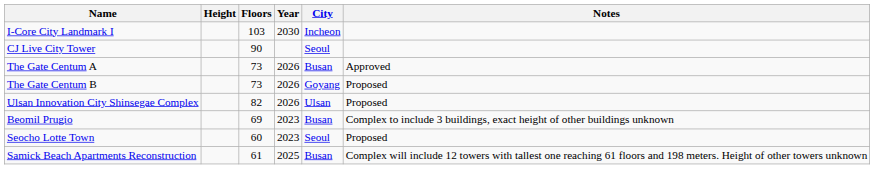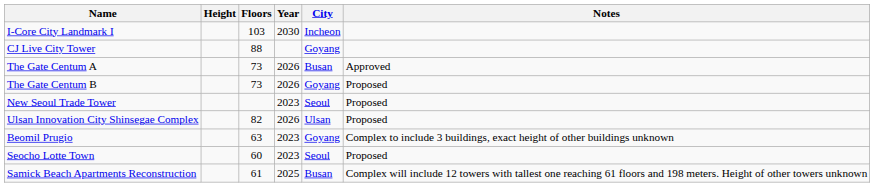(256, 48) 90 -> (256, 48) 88
(317, 48) Seoul -> (322, 48) Goyang
+ row: (61, 102)
(256, 119) 69 -> (256, 137) 63
(318, 119) Busan -> (322, 137) Goyang
